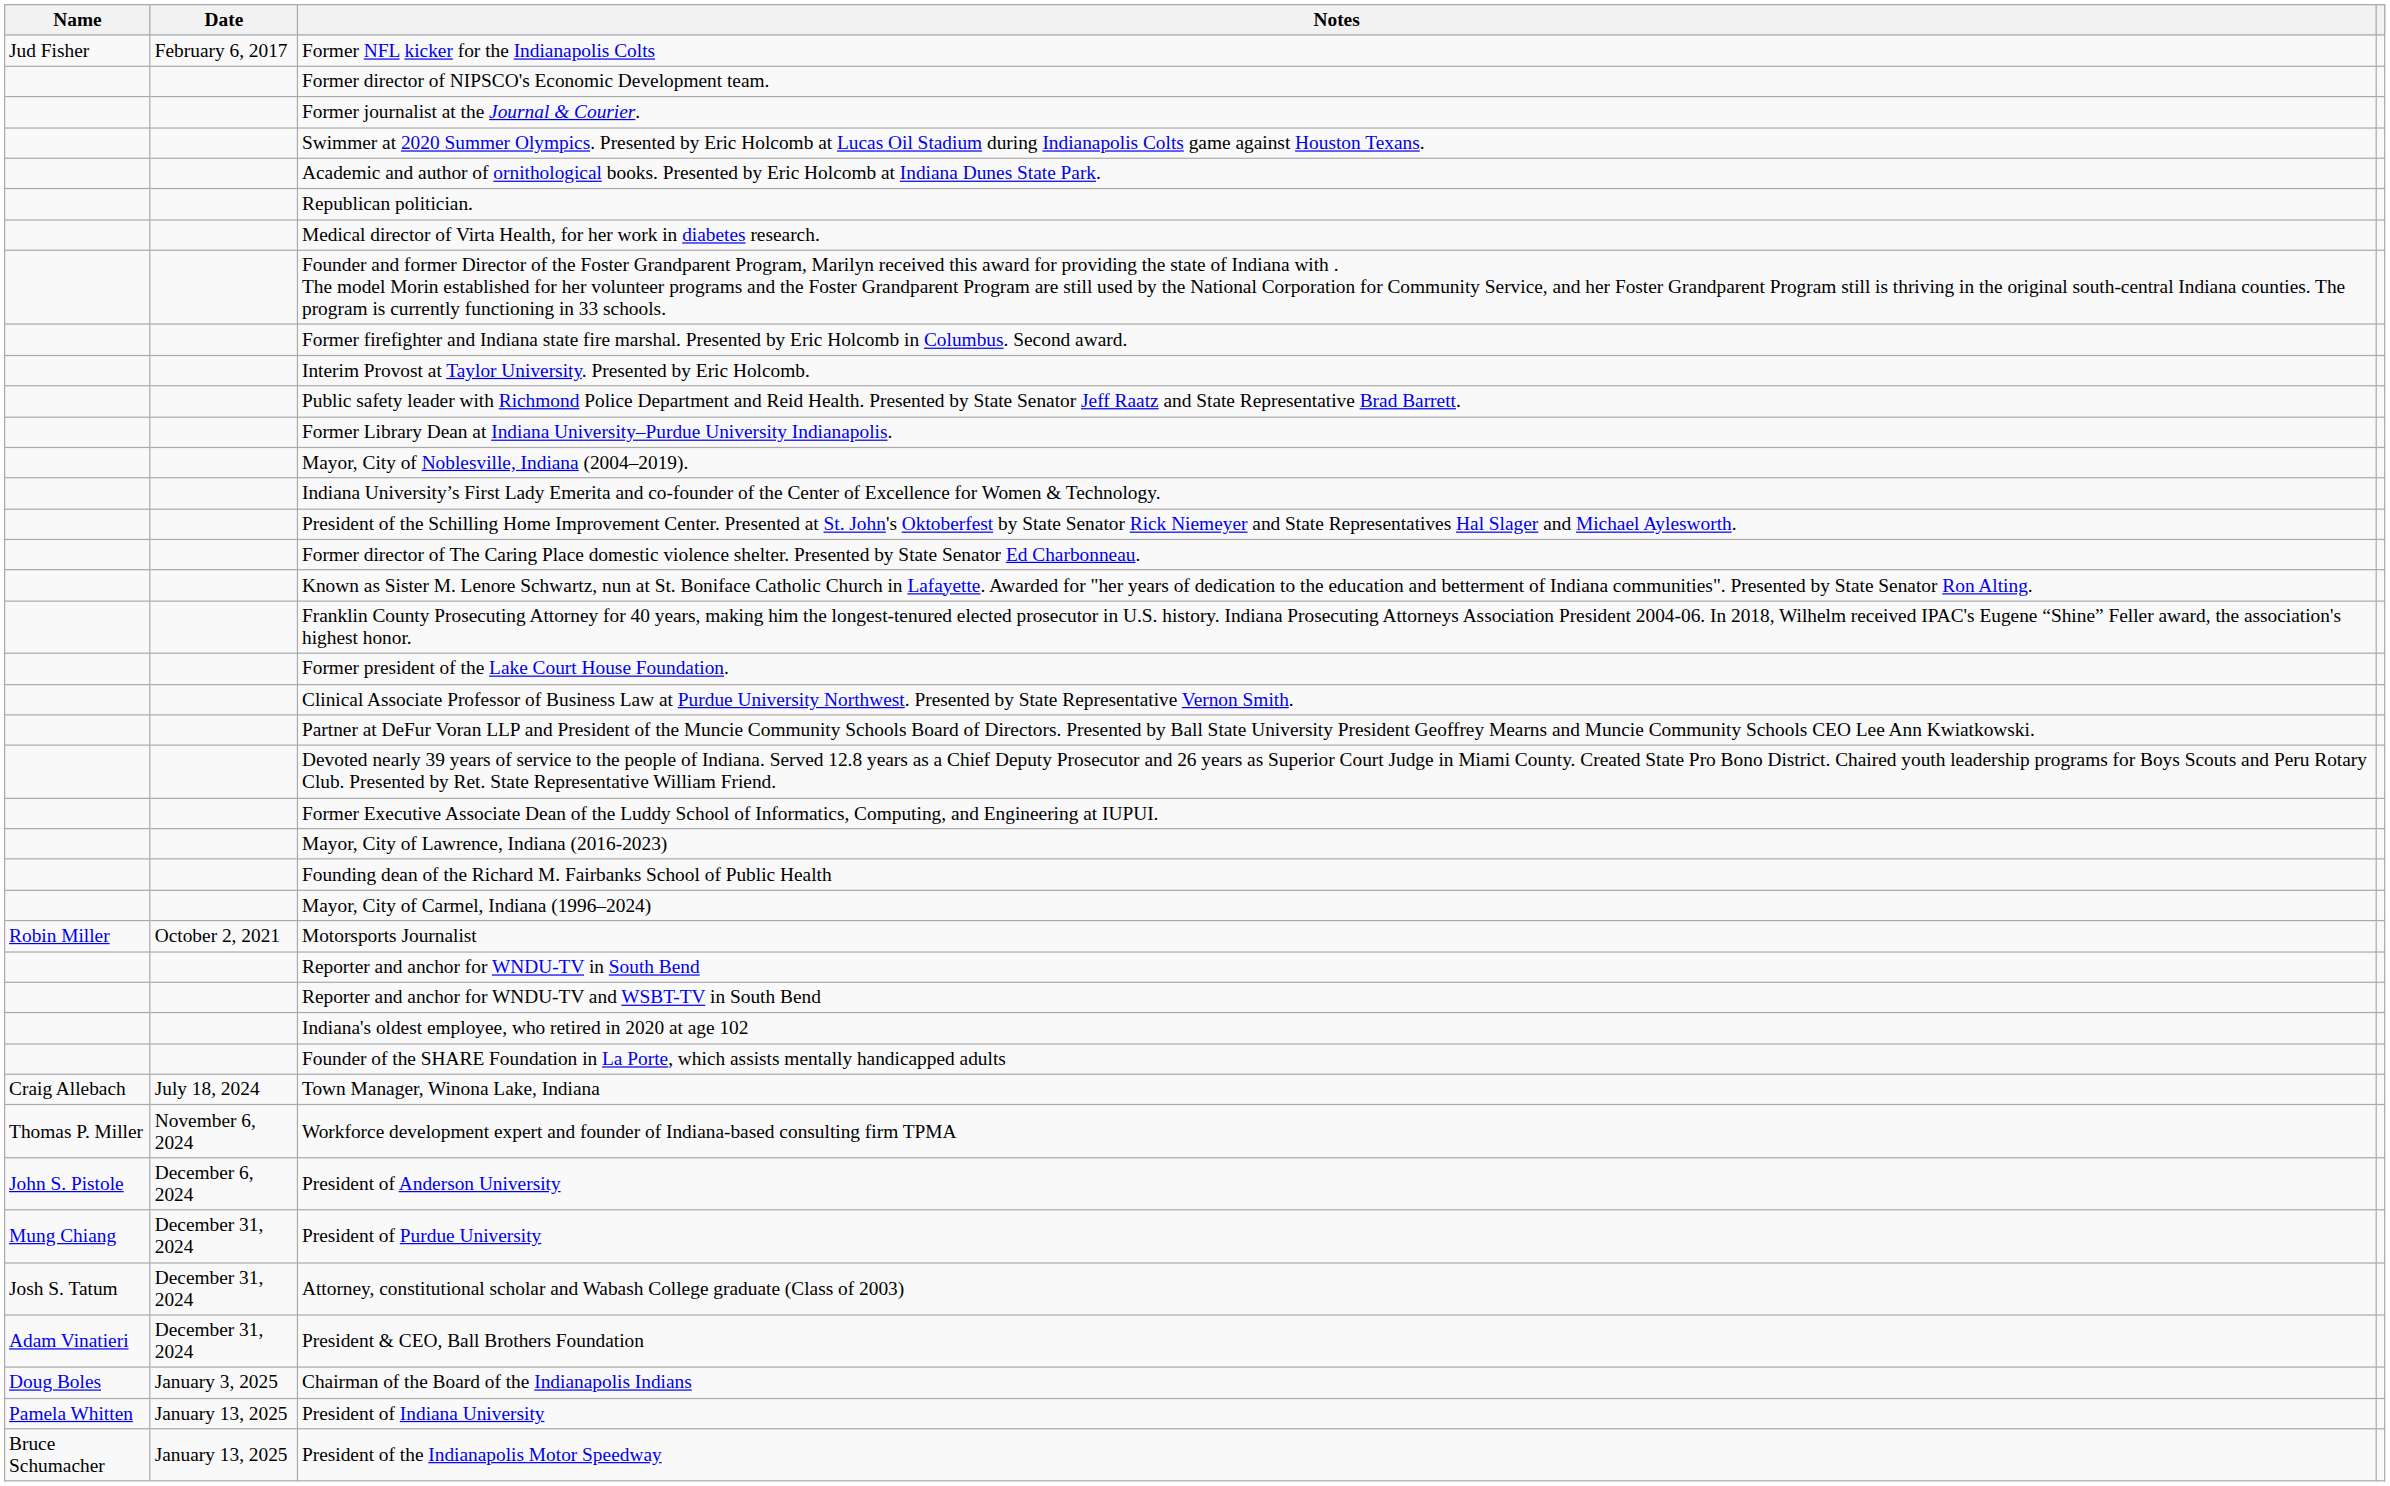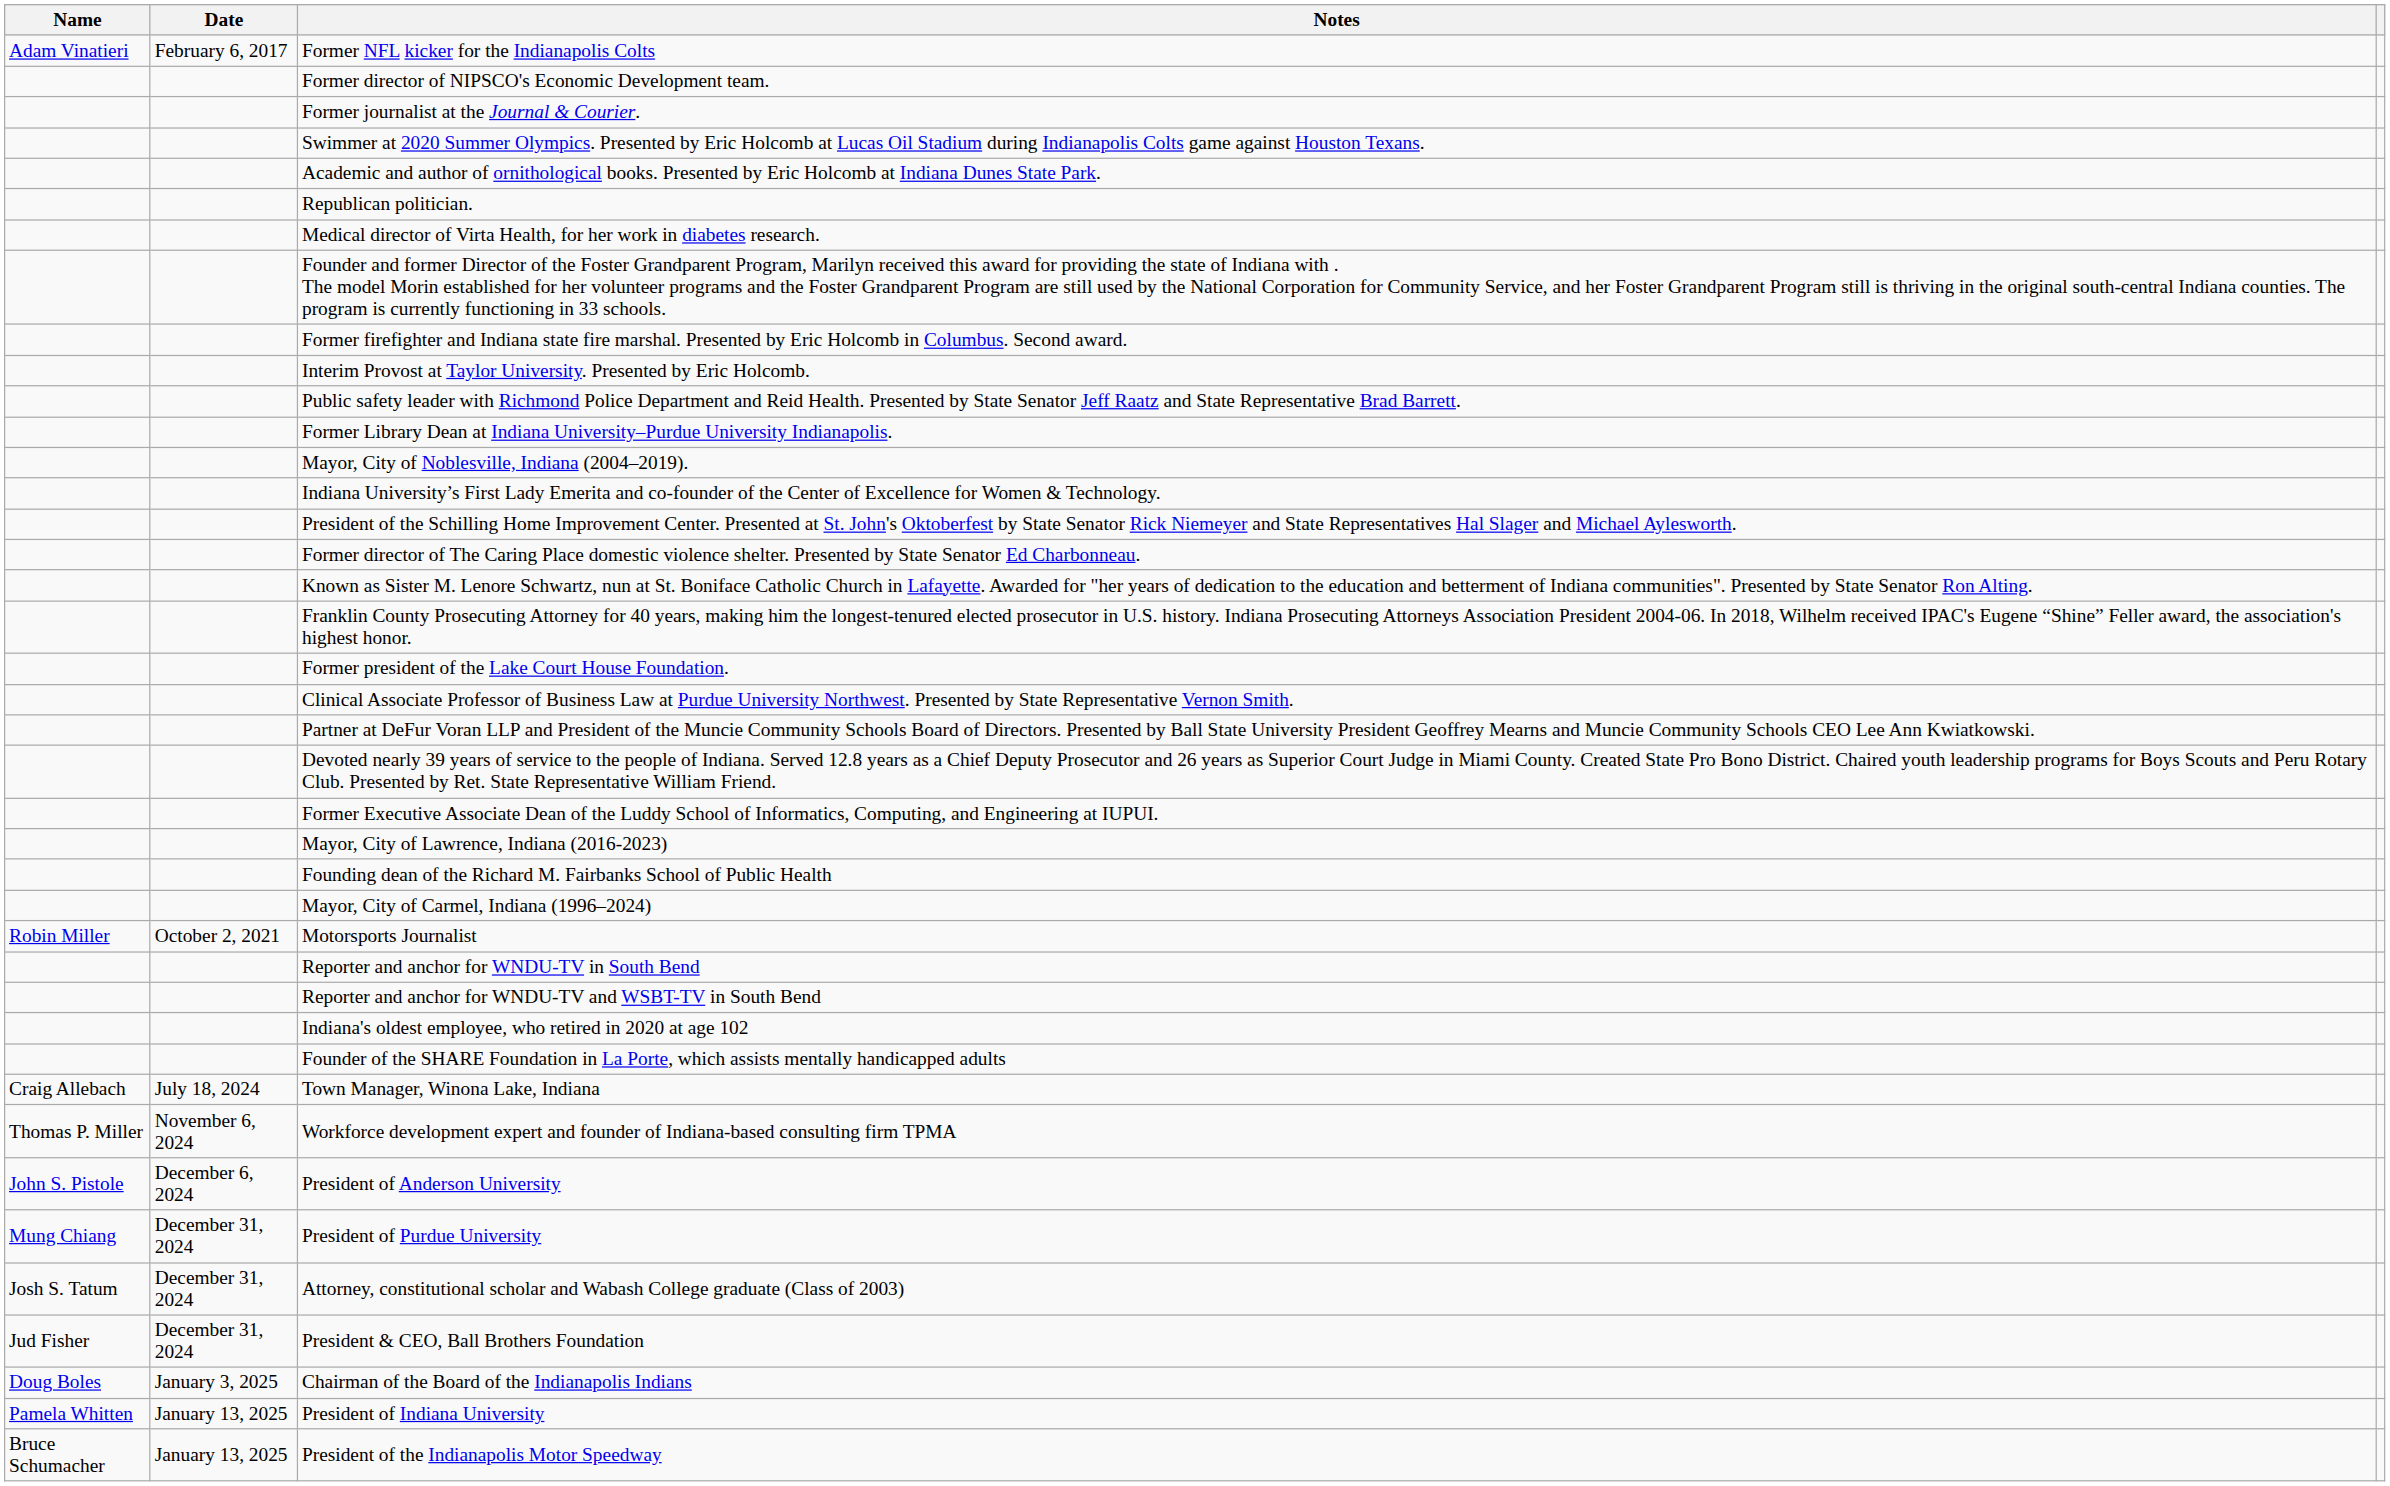(49, 50) Jud Fisher -> (69, 50) Adam Vinatieri
(69, 1341) Adam Vinatieri -> (49, 1341) Jud Fisher
